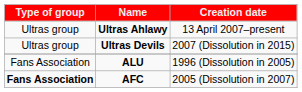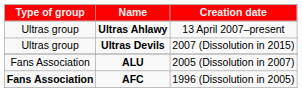(233, 63) 1996 (Dissolution in 2005) -> (233, 63) 2005 (Dissolution in 2007)
(233, 79) 2005 (Dissolution in 2007) -> (233, 79) 1996 (Dissolution in 2005)
